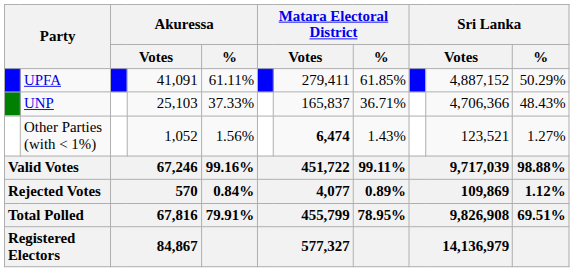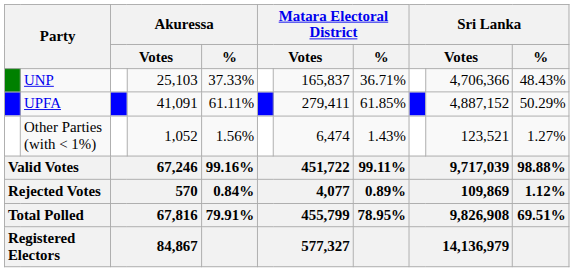rows swapped: (43, 80) <-> (39, 103)
(333, 135) bold -> (333, 135) normal
